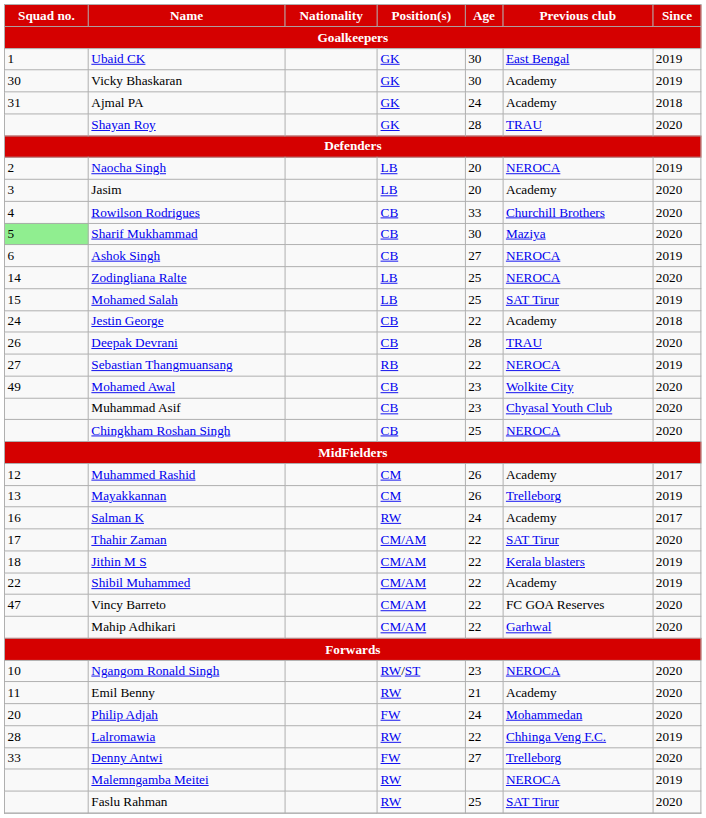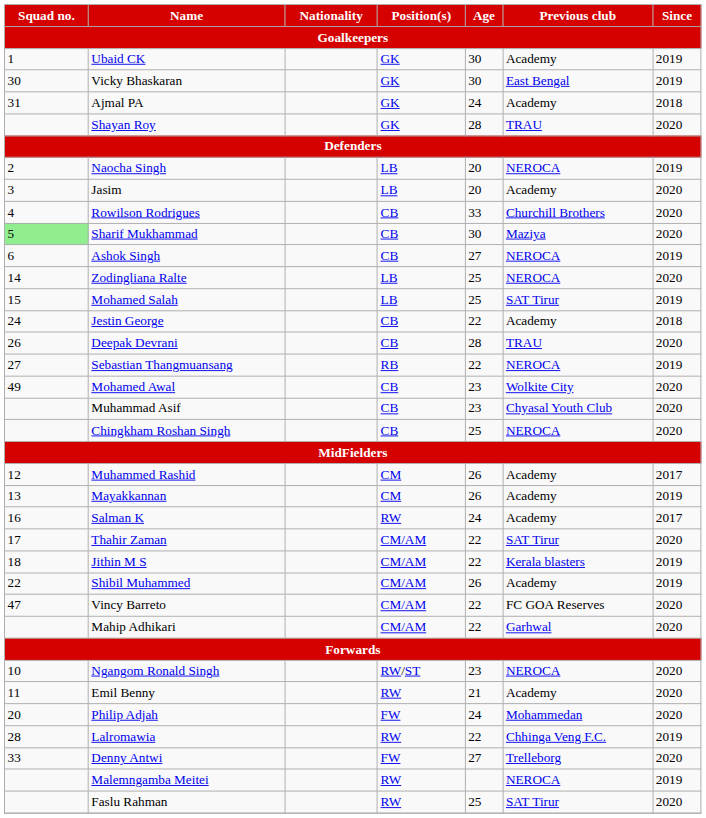(538, 59) East Bengal -> (531, 59) Academy
(531, 81) Academy -> (538, 81) East Bengal
(533, 496) Trelleborg -> (531, 496) Academy
(475, 583) 22 -> (475, 583) 26
